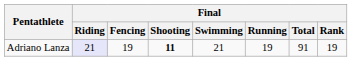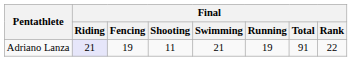(170, 48) bold -> (170, 48) normal
(332, 48) 19 -> (332, 48) 22
